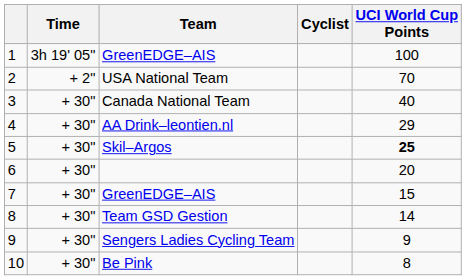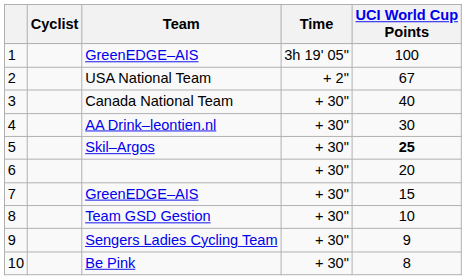columns swapped: (325, 24) <-> (63, 24)
(407, 78) 70 -> (407, 78) 67
(407, 124) 29 -> (407, 124) 30
(407, 217) 14 -> (407, 217) 10
